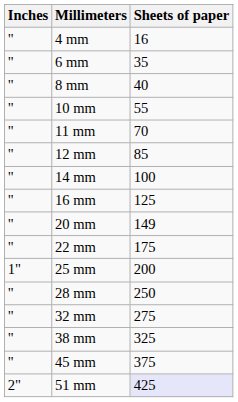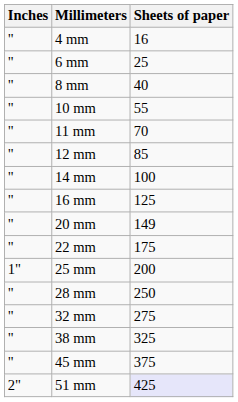(141, 62) 35 -> (141, 62) 25
